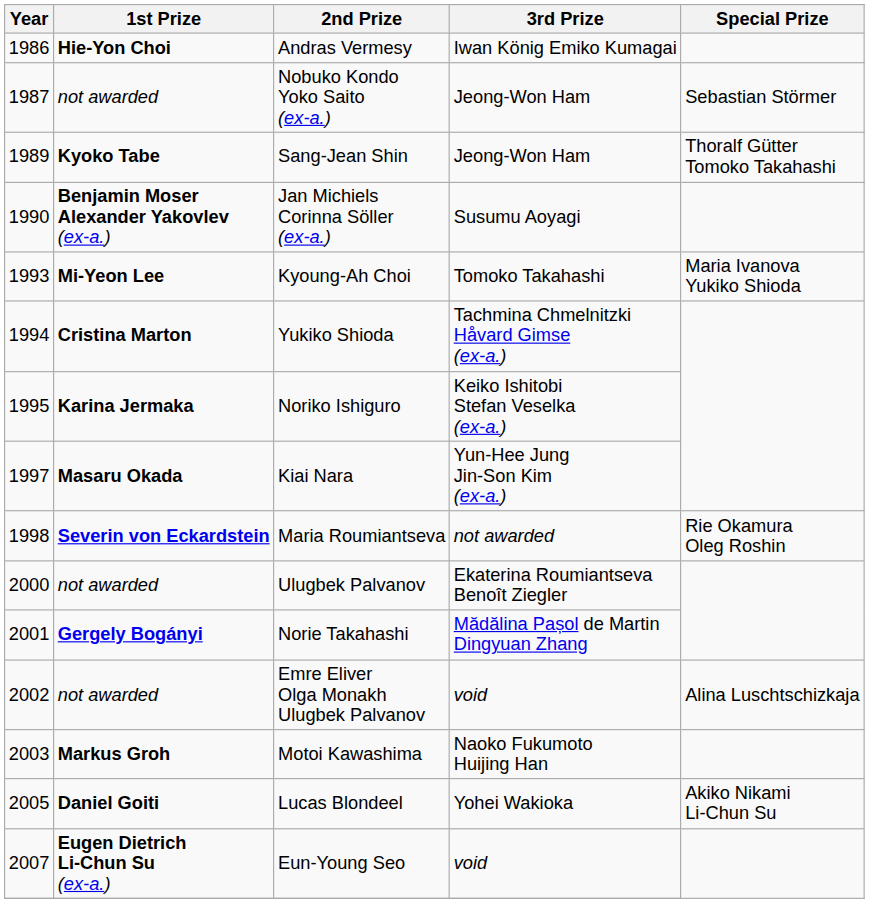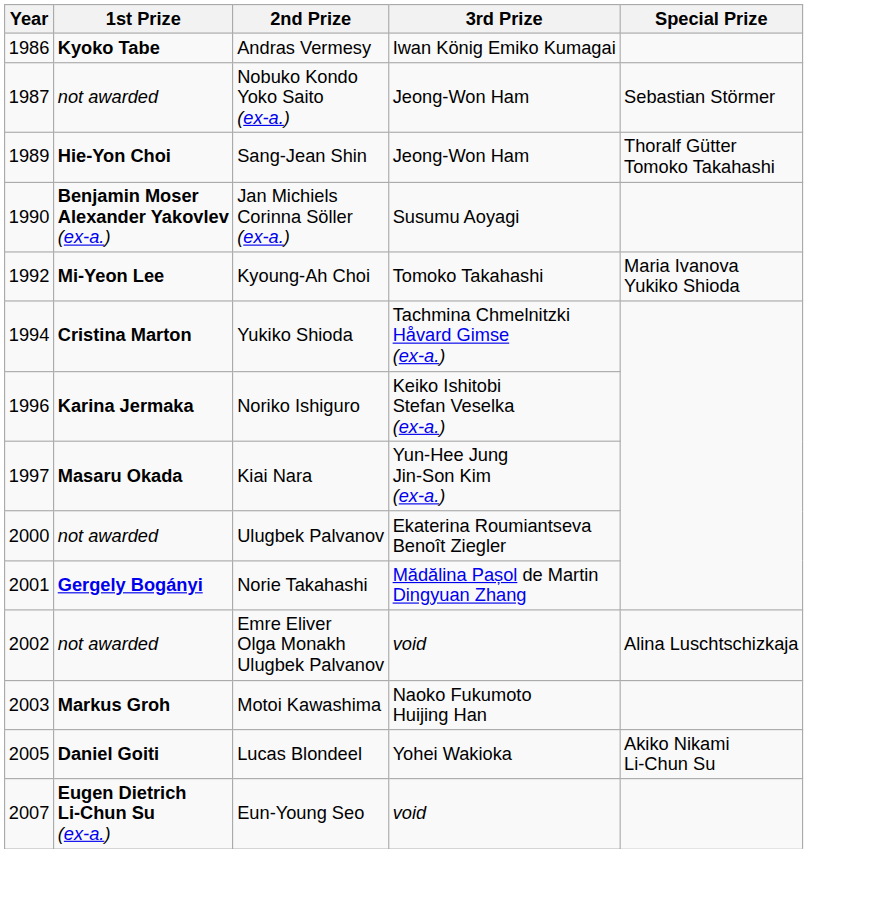(114, 47) Hie-Yon Choi -> (109, 47) Kyoko Tabe
(109, 157) Kyoko Tabe -> (114, 157) Hie-Yon Choi
(29, 276) 1993 -> (29, 276) 1992
(29, 406) 1995 -> (29, 406) 1996
- row: (362, 535)
